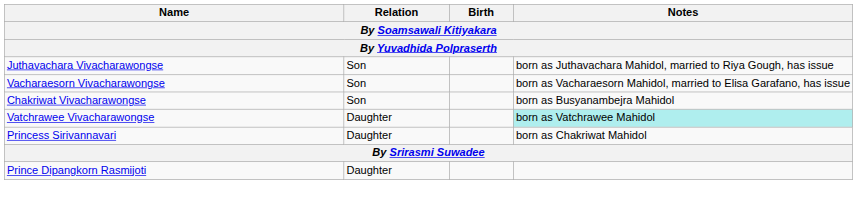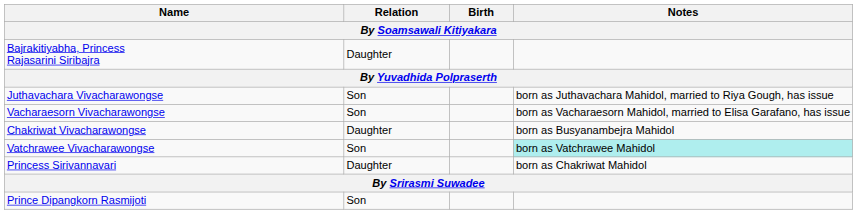+ row: (66, 54)
(356, 100) Son -> (369, 130) Daughter
(369, 118) Daughter -> (356, 148) Son
(369, 170) Daughter -> (356, 200) Son
